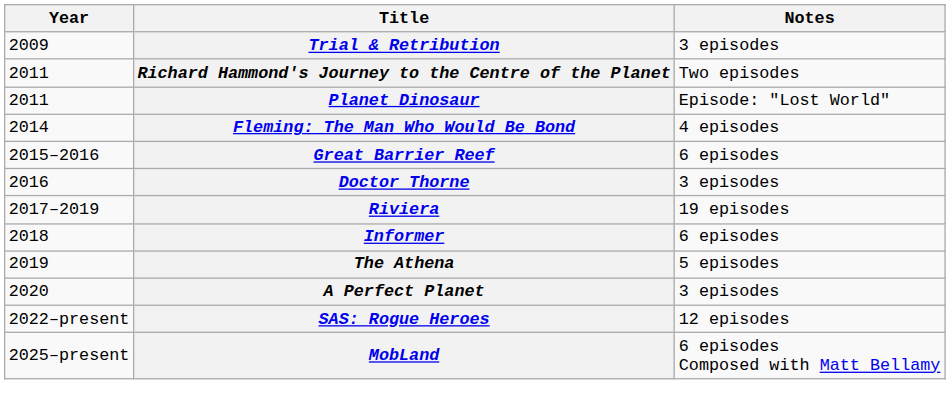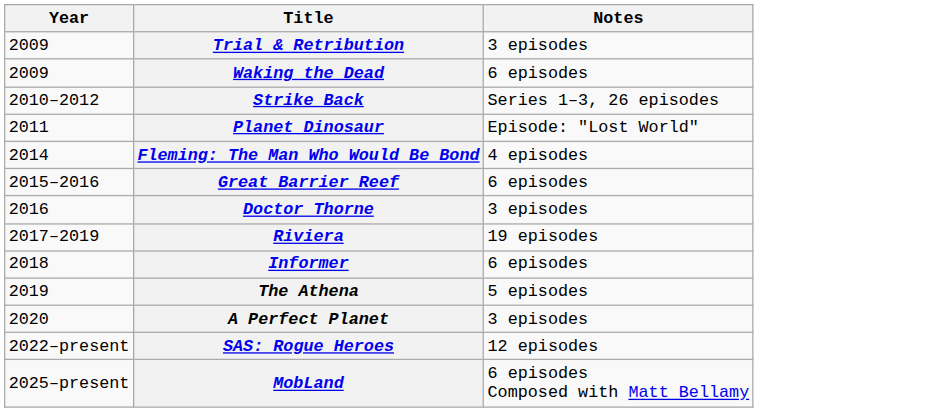+ row: (308, 73)
+ row: (308, 100)
- row: (404, 73)
